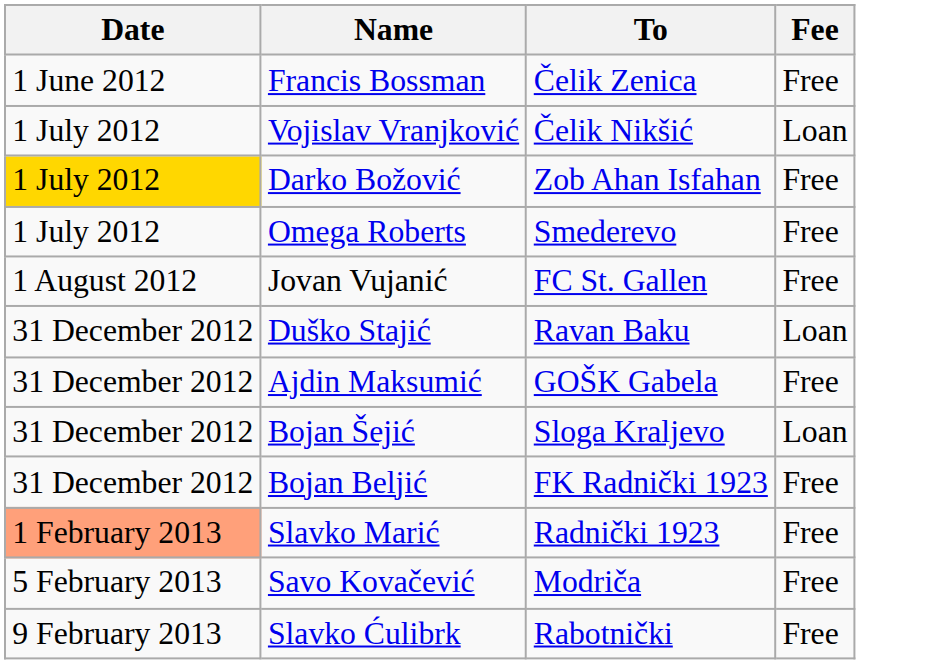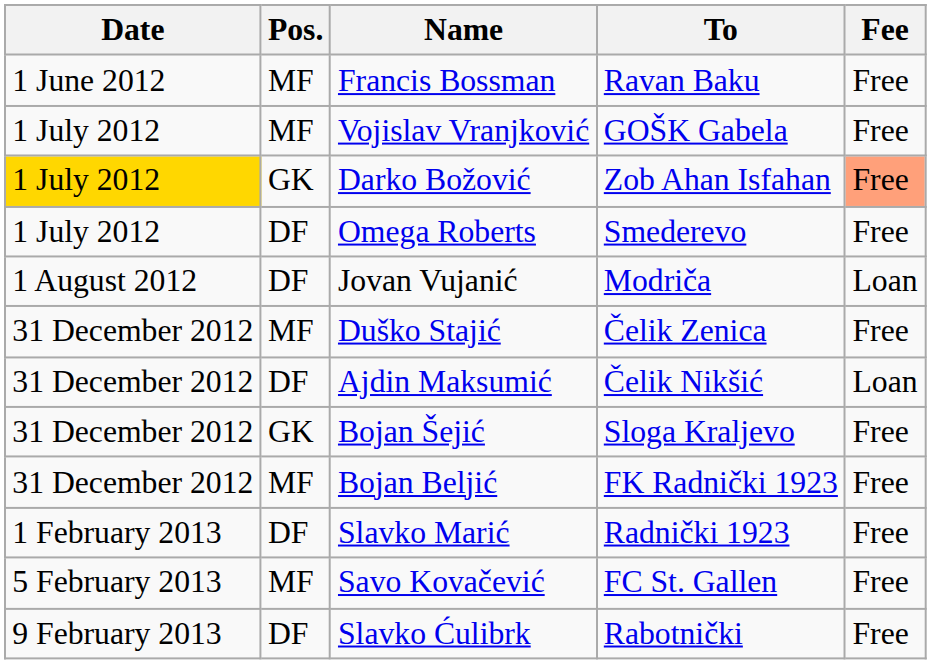+ column: (296, 29)
(615, 79) Čelik Zenica -> (682, 79) Ravan Baku
(613, 130) Čelik Nikšić -> (696, 130) GOŠK Gabela
(815, 130) Loan -> (881, 130) Free
(811, 180) no background -> (881, 180) lightsalmon background
(620, 280) FC St. Gallen -> (657, 280) Modriča
(811, 280) Free -> (885, 280) Loan
(612, 331) Ravan Baku -> (685, 331) Čelik Zenica
(815, 331) Loan -> (881, 331) Free
(626, 381) GOŠK Gabela -> (683, 381) Čelik Nikšić
(811, 381) Free -> (885, 381) Loan
(815, 431) Loan -> (881, 431) Free
(117, 532) lightsalmon background -> (117, 532) no background
(587, 582) Modriča -> (691, 582) FC St. Gallen
